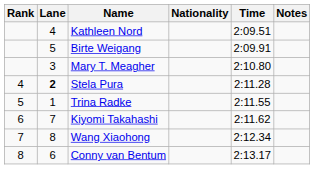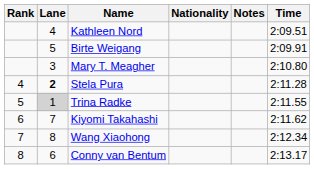columns swapped: (252, 13) <-> (292, 13)
(53, 102) no background -> (53, 102) lightgrey background
